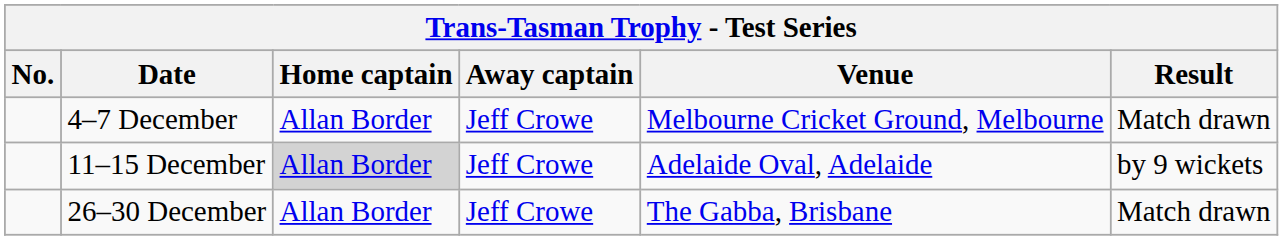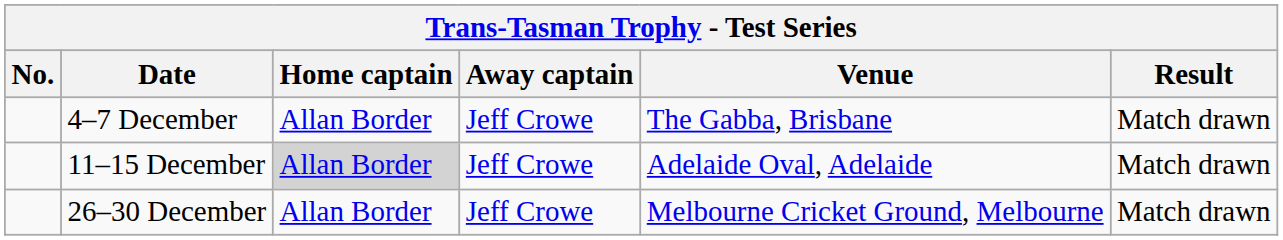(875, 119) Melbourne Cricket Ground, Melbourne -> (769, 119) The Gabba, Brisbane
(1190, 165) by 9 wickets -> (1194, 165) Match drawn
(769, 211) The Gabba, Brisbane -> (875, 211) Melbourne Cricket Ground, Melbourne
